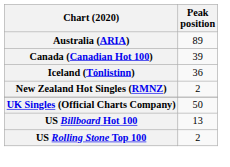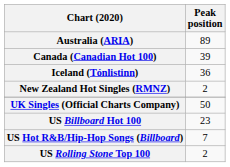(198, 121) 13 -> (205, 121) 23
+ row: (95, 137)
